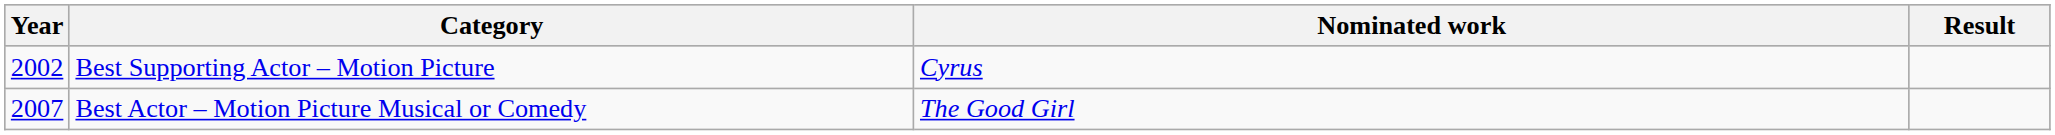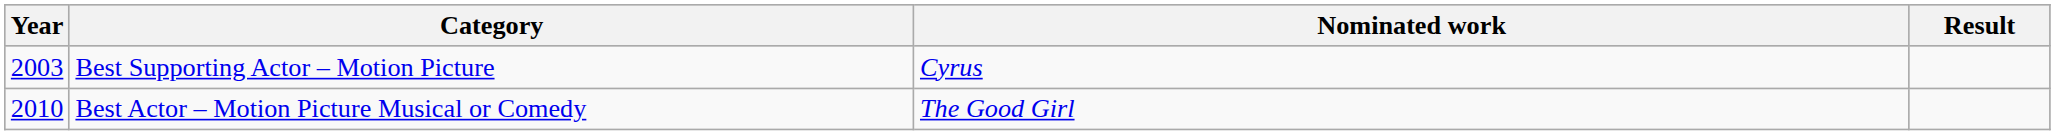(37, 66) 2002 -> (37, 66) 2003
(37, 108) 2007 -> (37, 108) 2010
